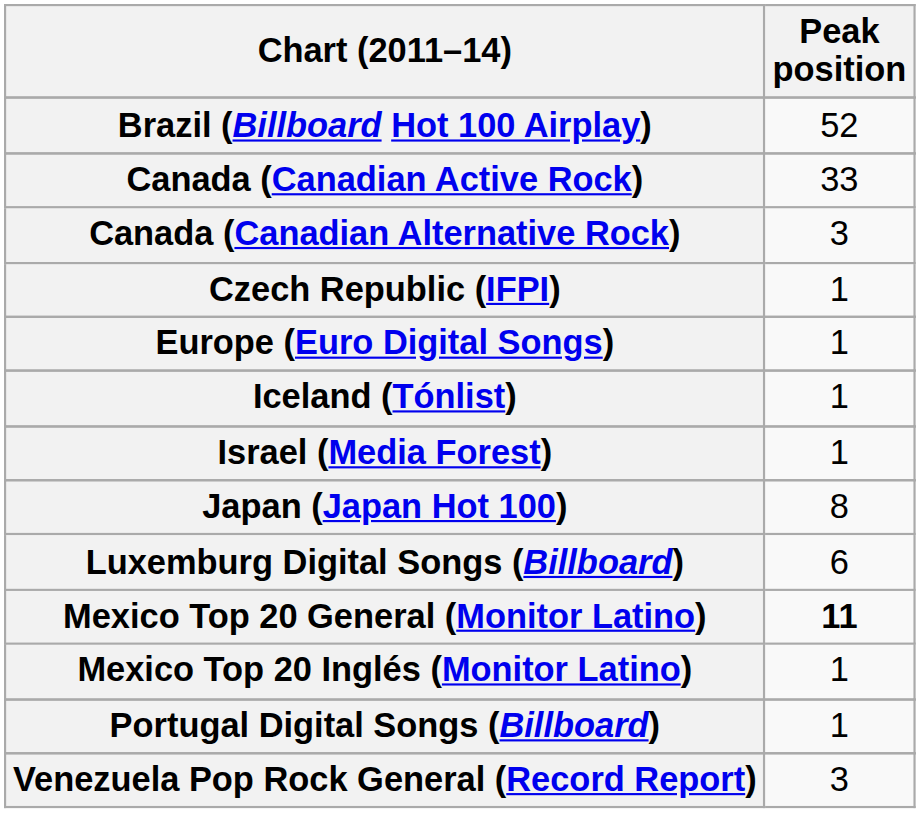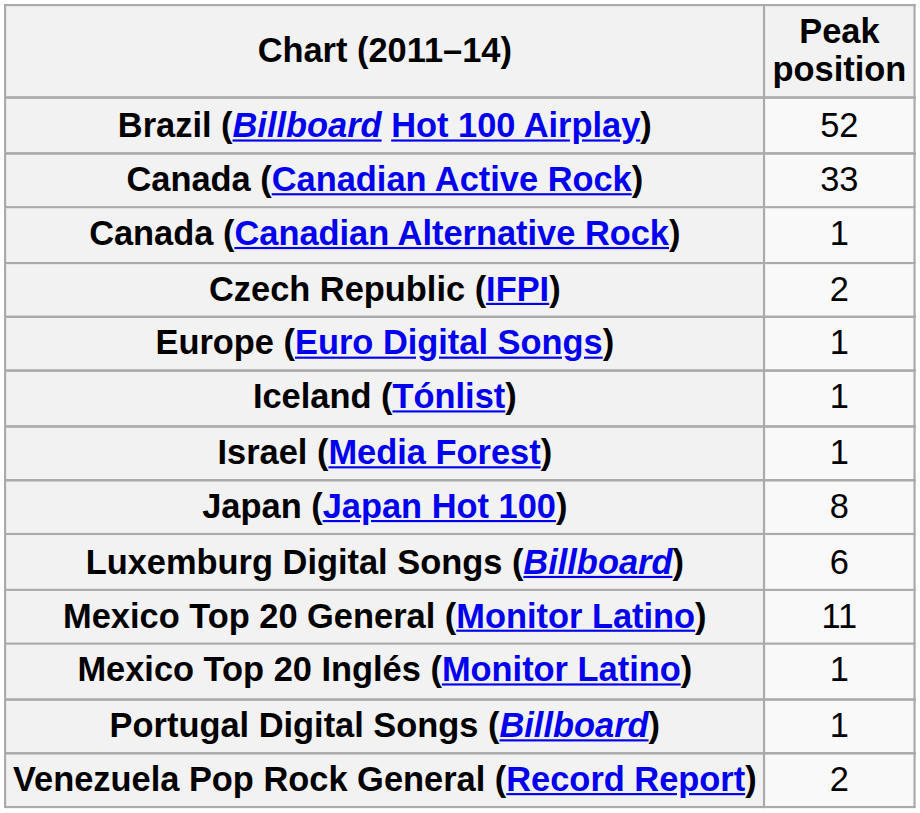(839, 234) 3 -> (839, 234) 1
(839, 288) 1 -> (839, 288) 2
(839, 616) bold -> (839, 616) normal
(839, 779) 3 -> (839, 779) 2
